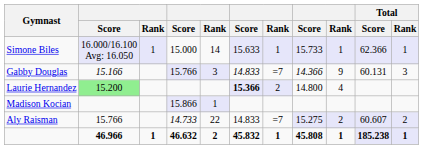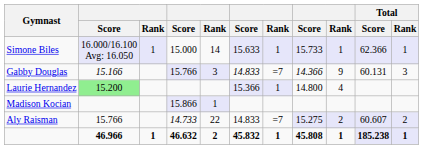(246, 88) bold -> (246, 88) normal
(278, 88) 2 -> (278, 88) 1
